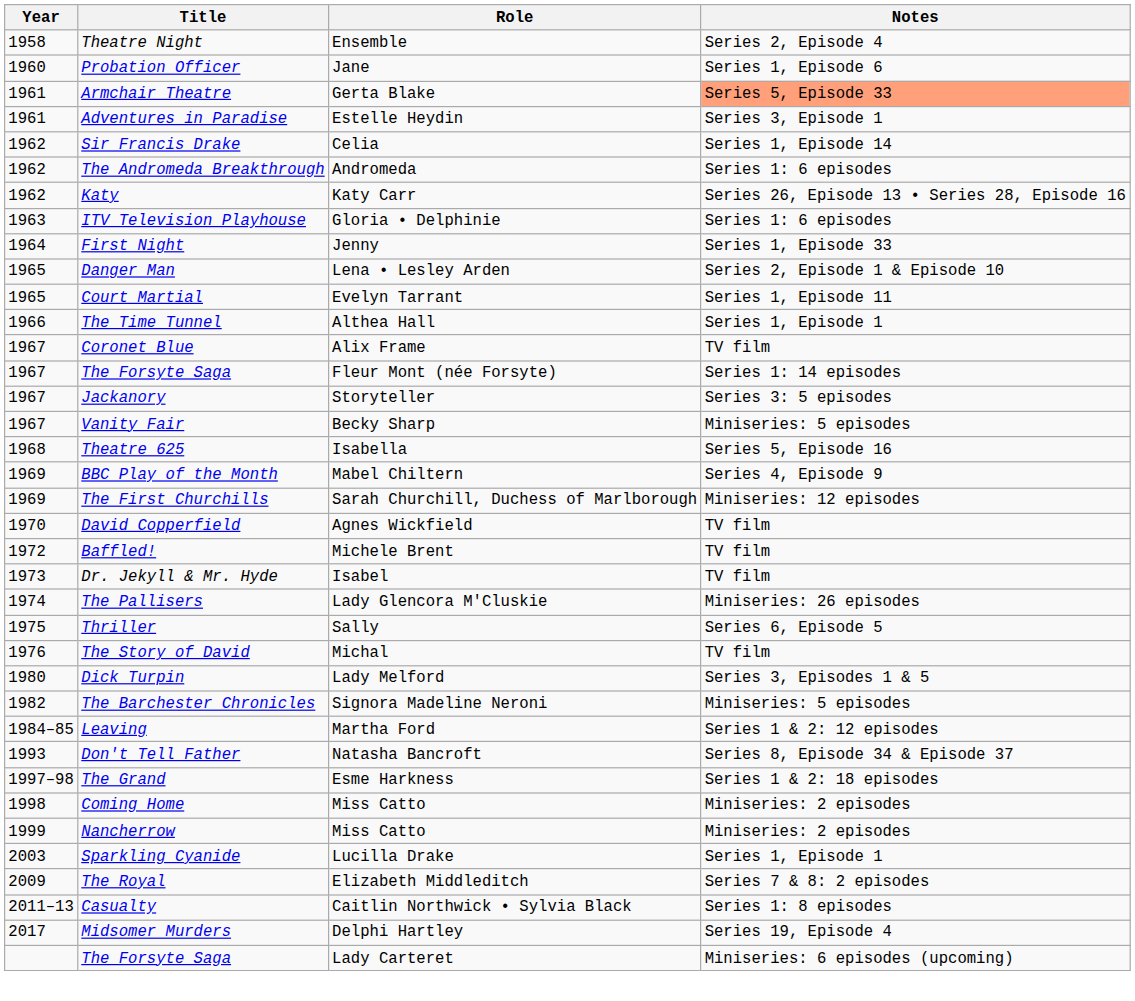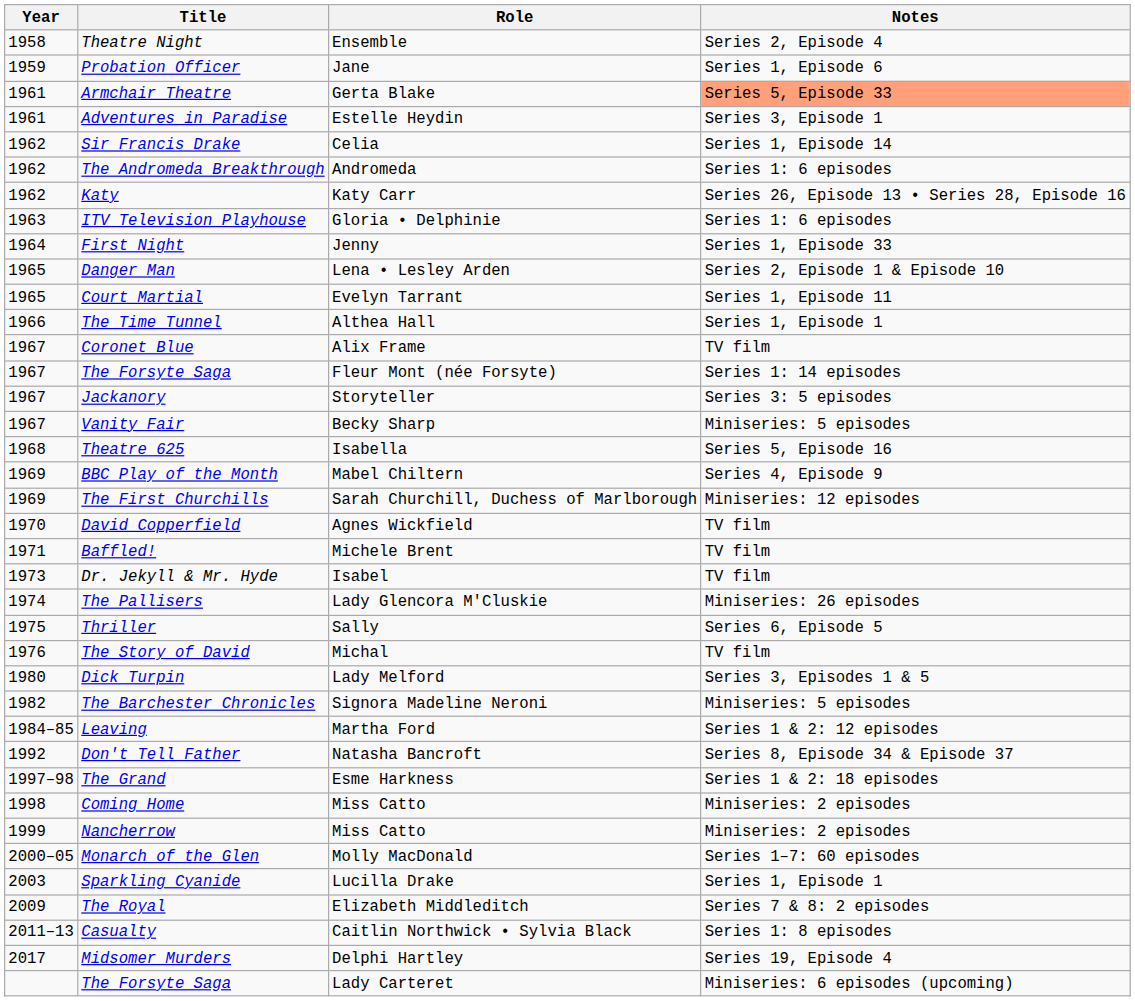(27, 68) 1960 -> (27, 68) 1959
(27, 551) 1972 -> (27, 551) 1971
(27, 755) 1993 -> (27, 755) 1992
+ row: (170, 856)
